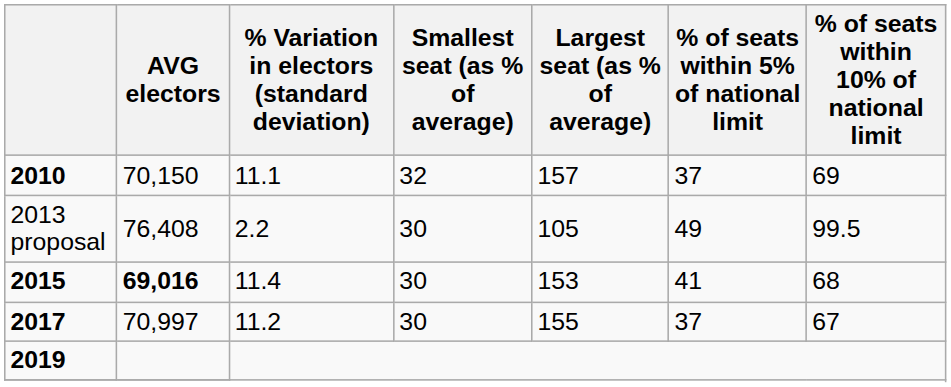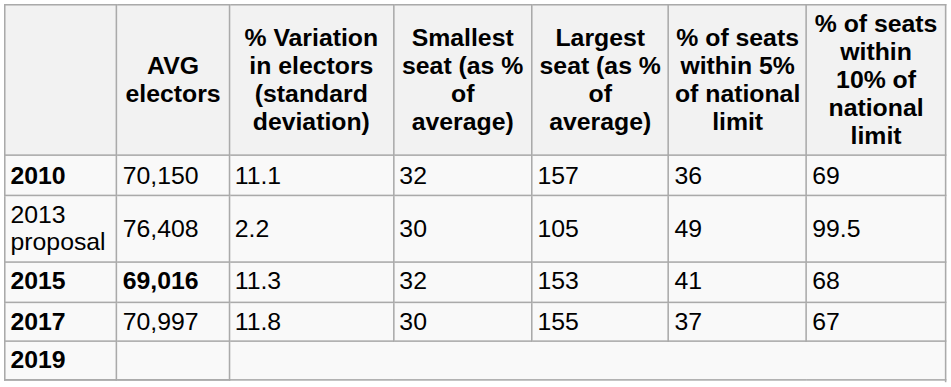(688, 175) 37 -> (688, 175) 36
(258, 281) 11.4 -> (258, 281) 11.3
(413, 281) 30 -> (413, 281) 32
(258, 320) 11.2 -> (258, 320) 11.8
